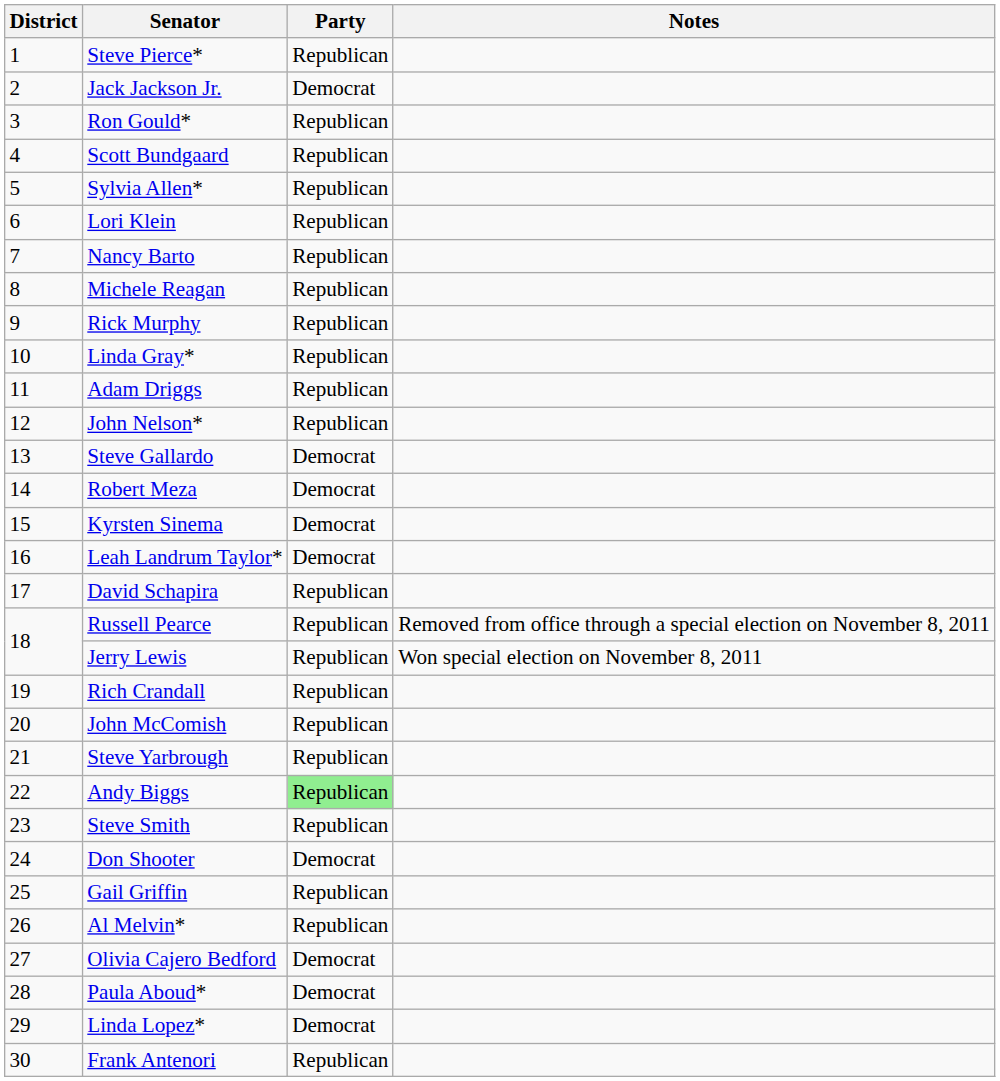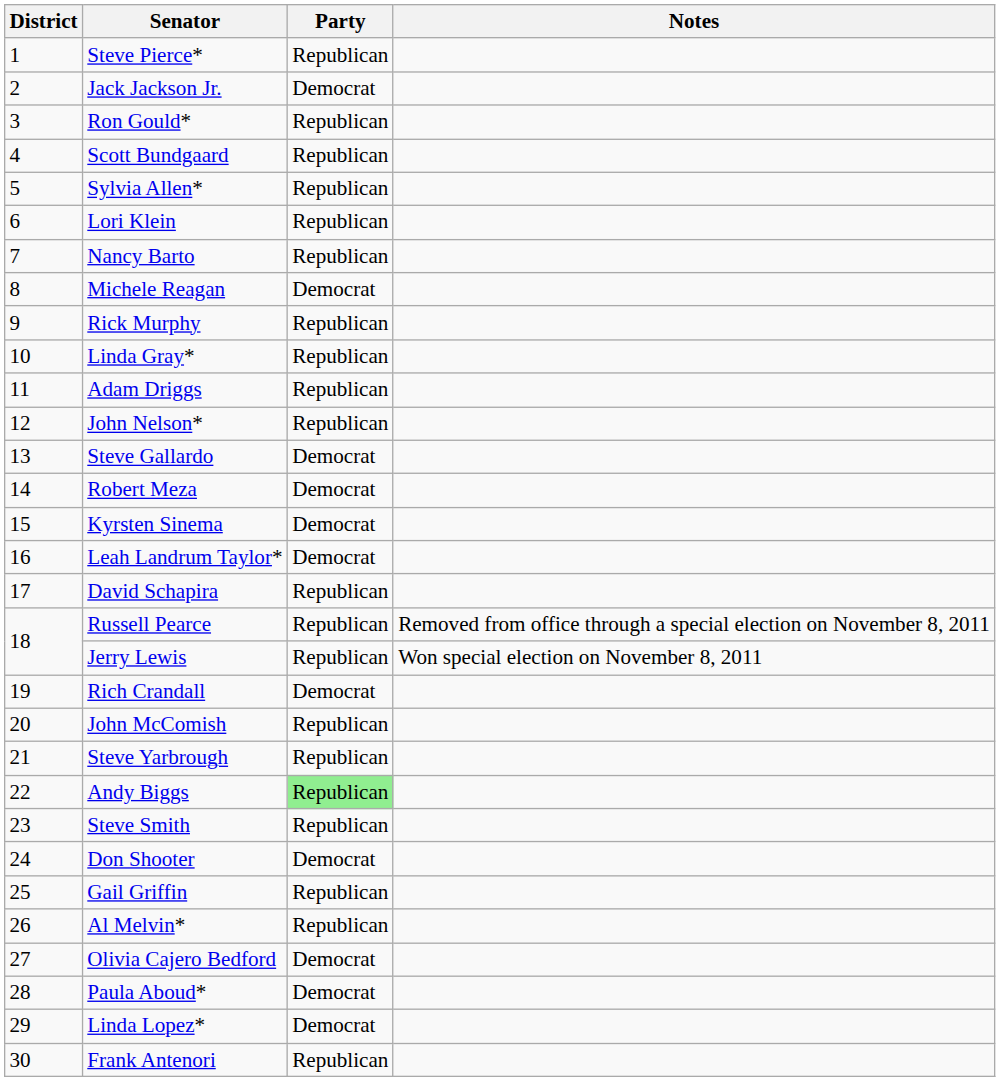(340, 289) Republican -> (334, 289) Democrat
(340, 691) Republican -> (334, 691) Democrat
